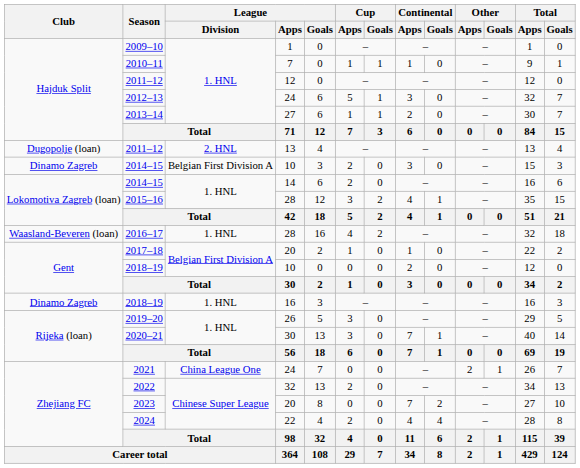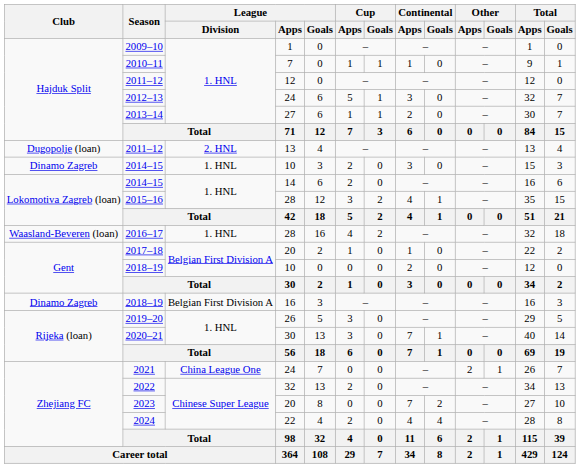(220, 166) Belgian First Division A -> (220, 166) 1. HNL
(220, 302) 1. HNL -> (220, 302) Belgian First Division A
